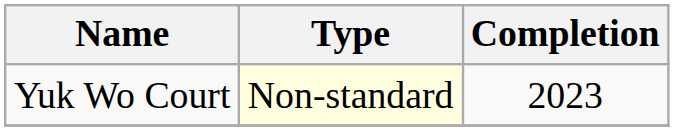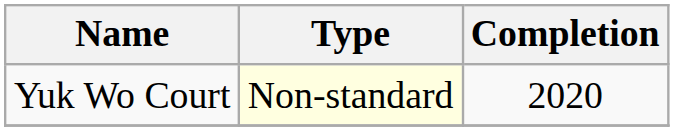(565, 94) 2023 -> (565, 94) 2020
